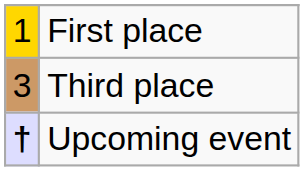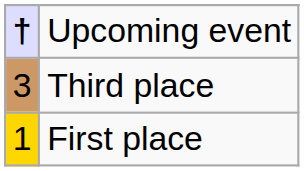rows swapped: (125, 31) <-> (169, 138)
